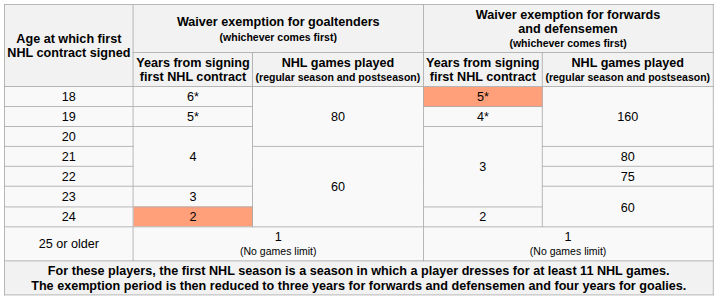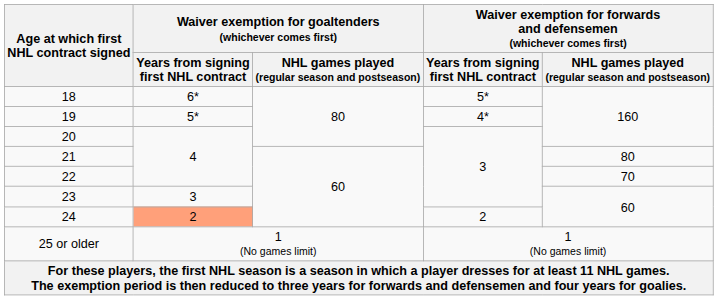(483, 97) lightsalmon background -> (483, 97) no background
(628, 177) 75 -> (628, 177) 70
